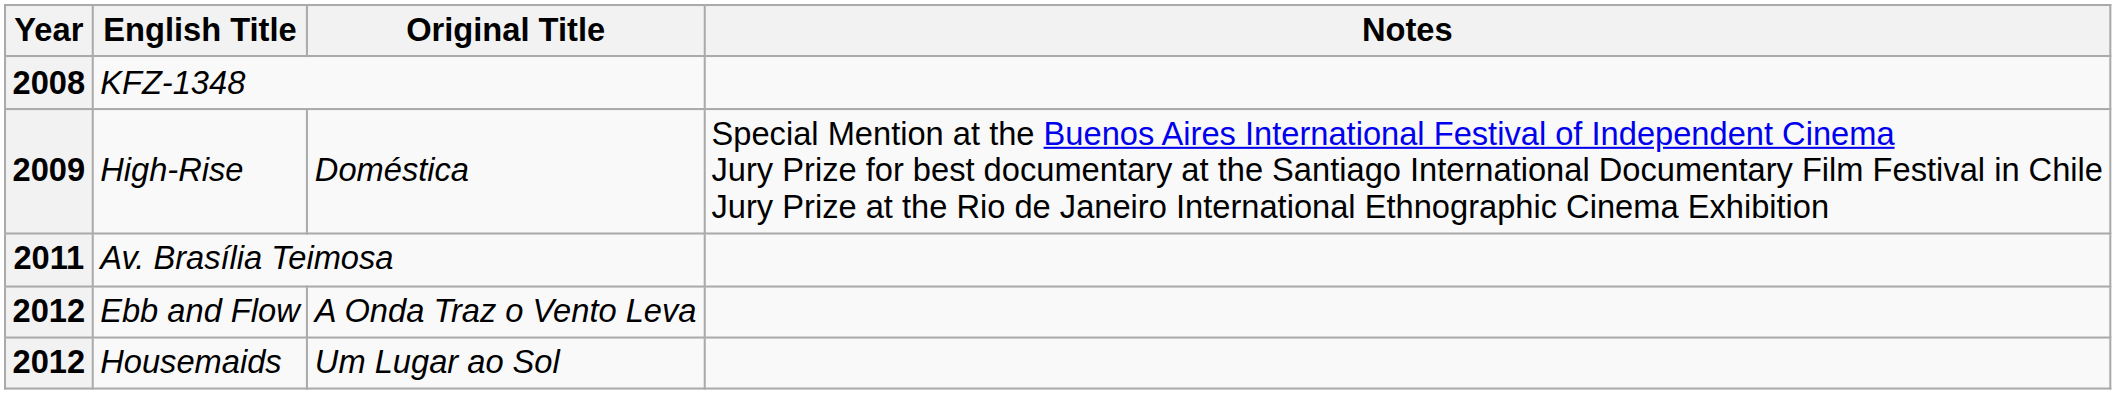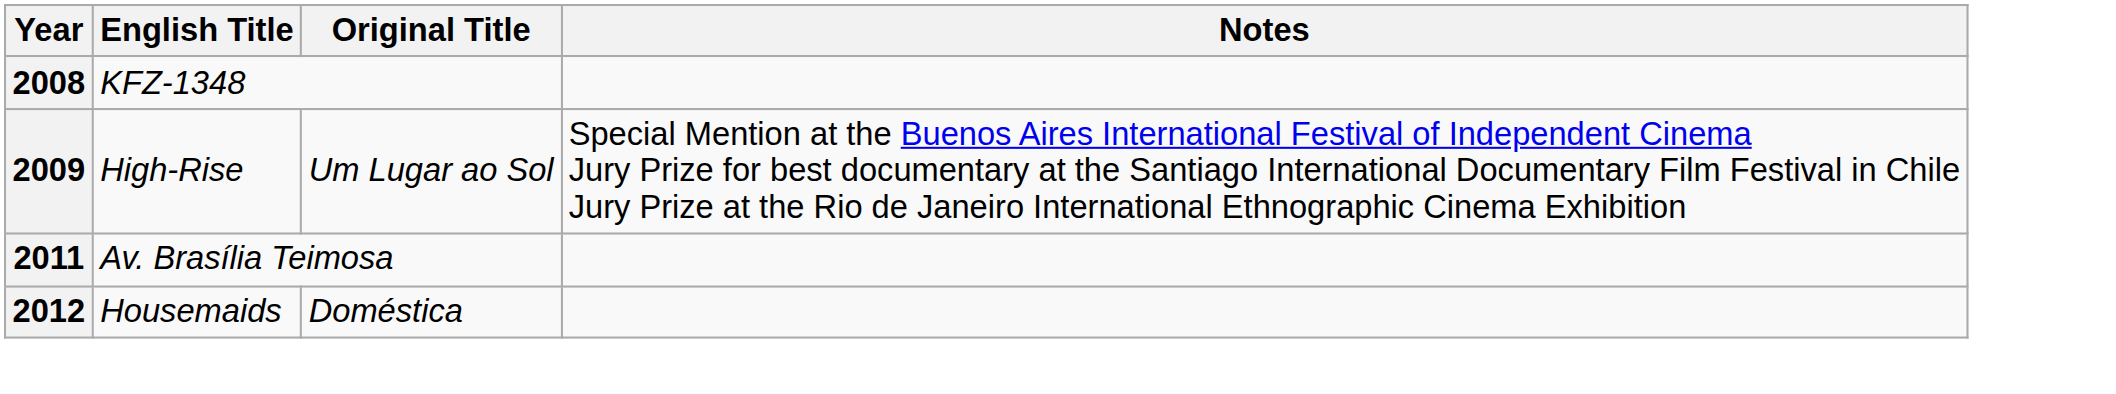(392, 170) Doméstica -> (431, 170) Um Lugar ao Sol
- row: (200, 310)
(437, 362) Um Lugar ao Sol -> (386, 310) Doméstica
